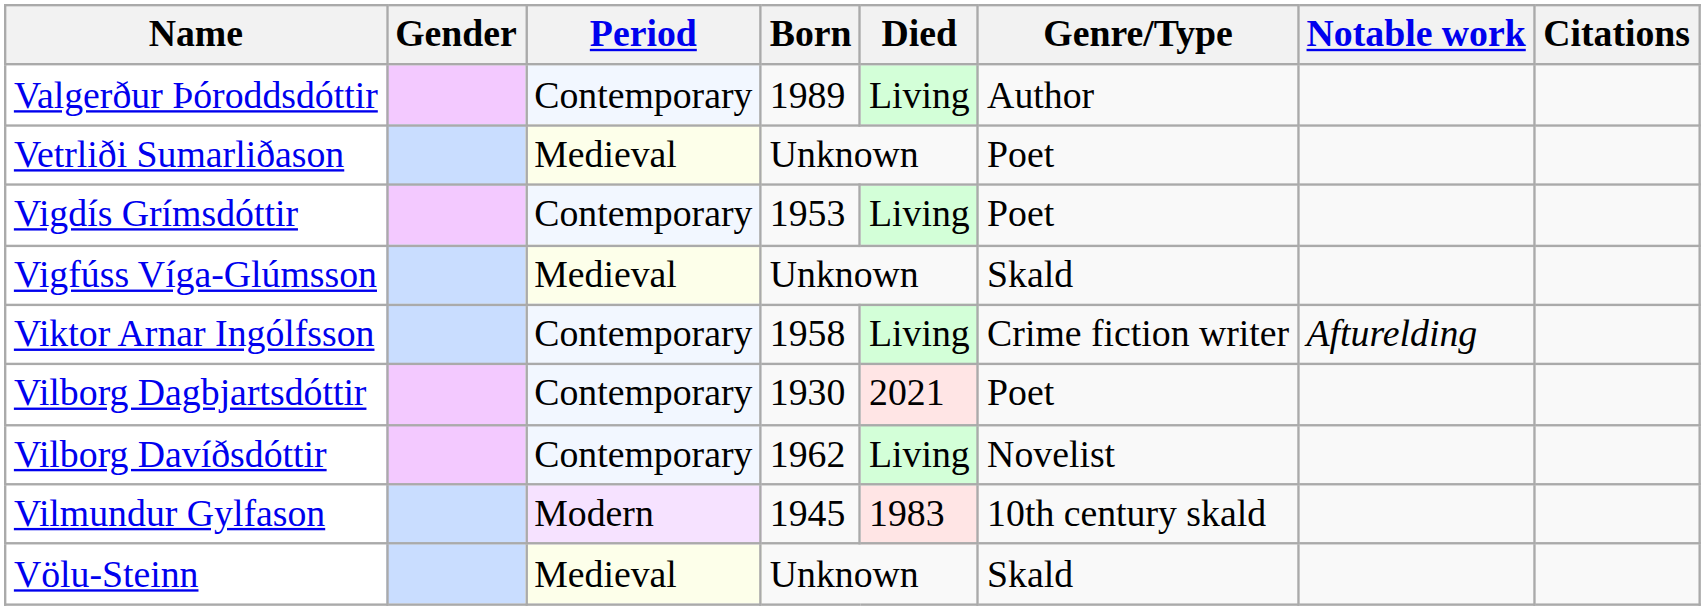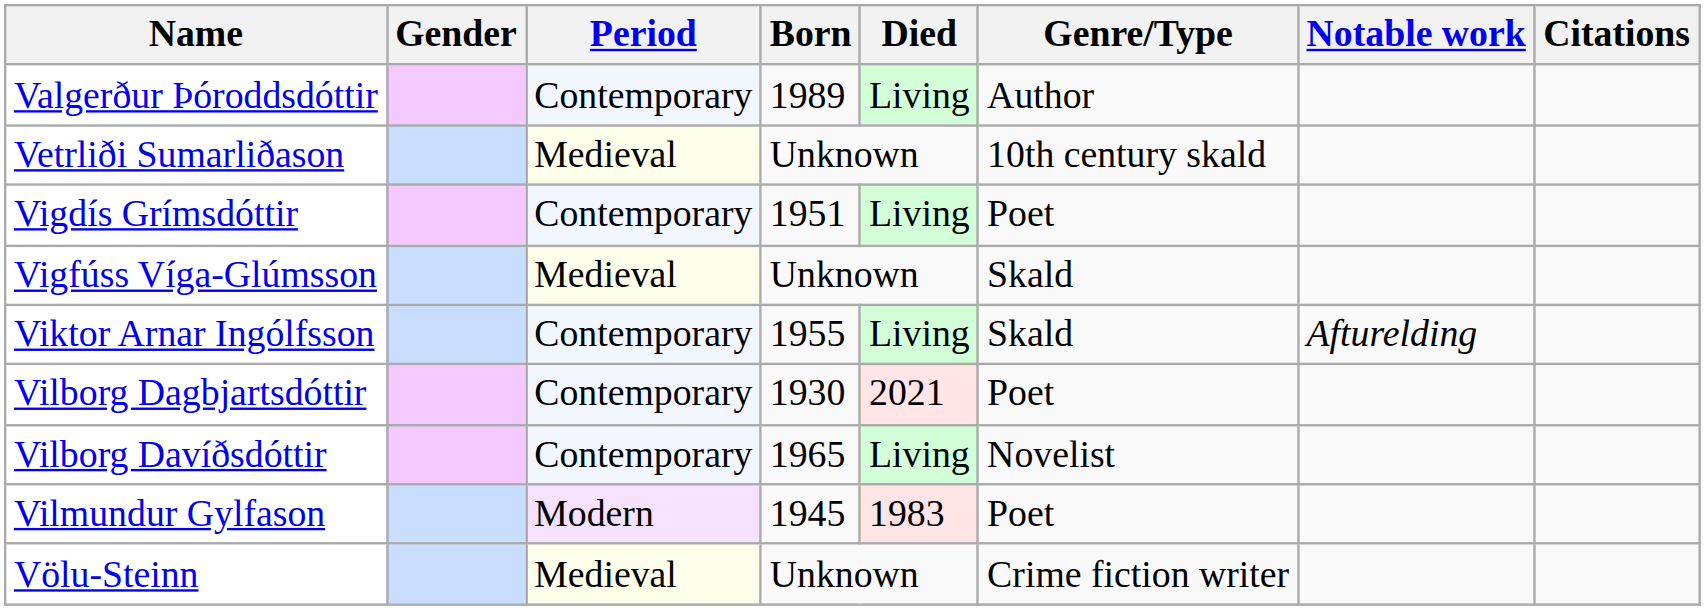(1021, 154) Poet -> (1127, 154) 10th century skald
(808, 214) 1953 -> (808, 214) 1951
(808, 333) 1958 -> (808, 333) 1955
(1138, 333) Crime fiction writer -> (1030, 333) Skald
(808, 453) 1962 -> (808, 453) 1965
(1127, 513) 10th century skald -> (1021, 513) Poet
(1030, 573) Skald -> (1138, 573) Crime fiction writer
